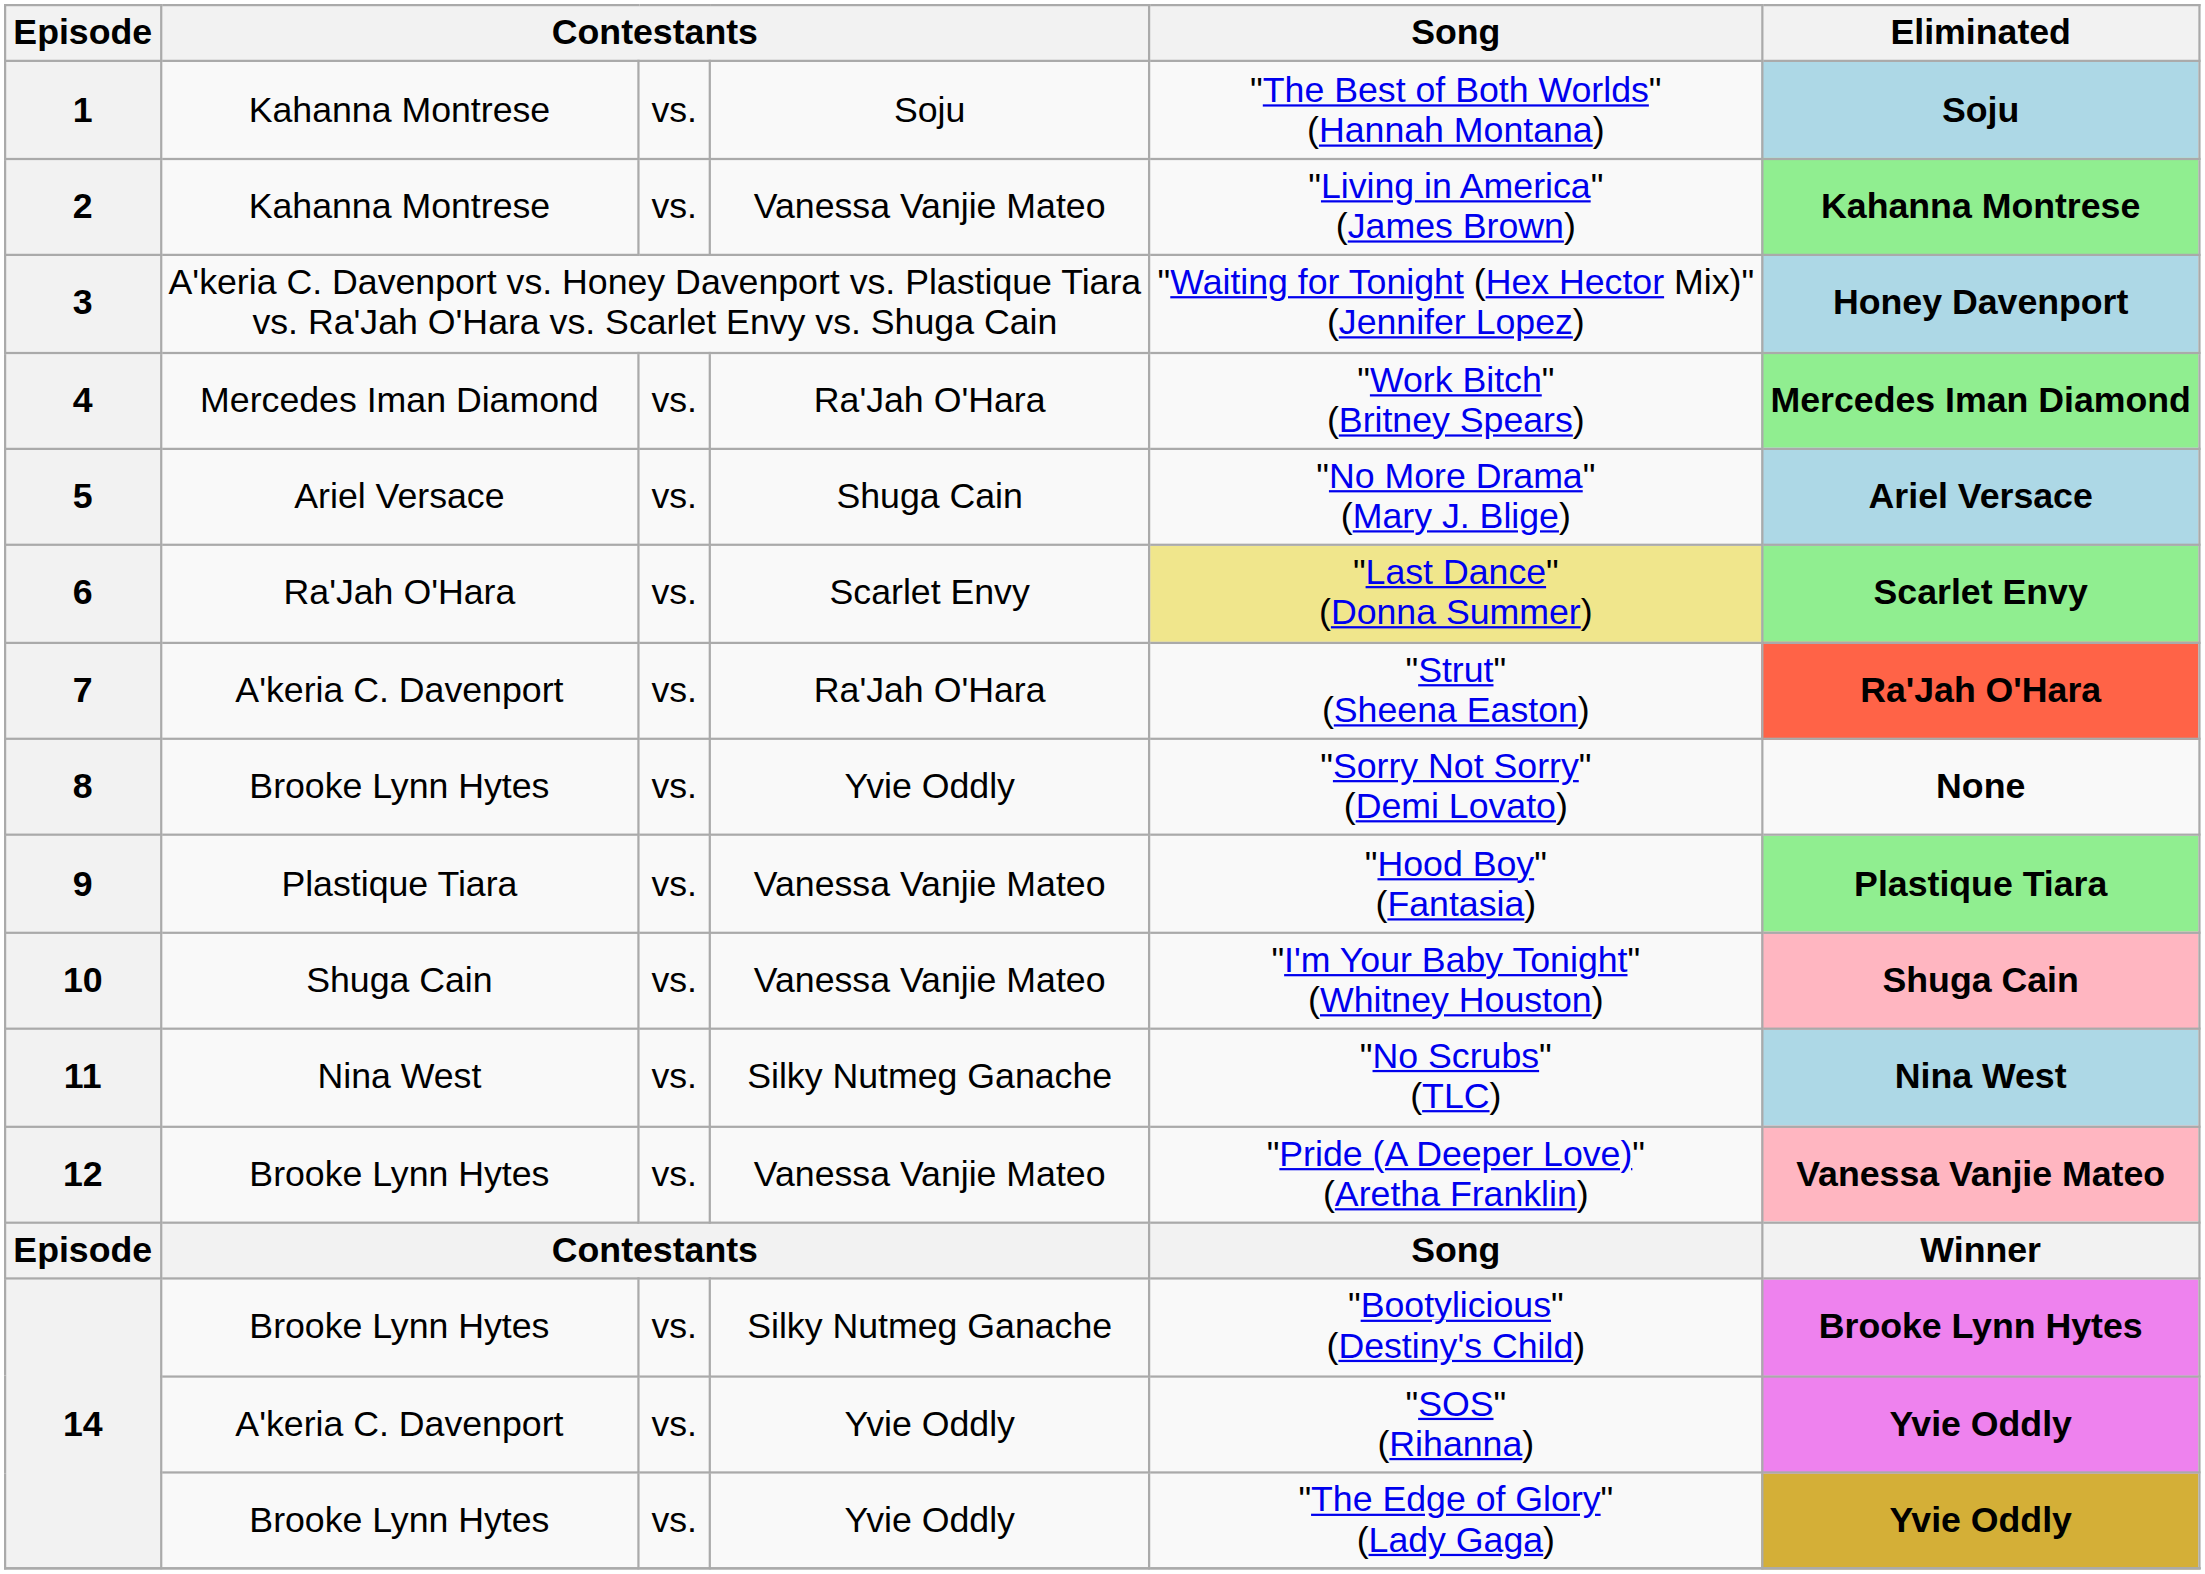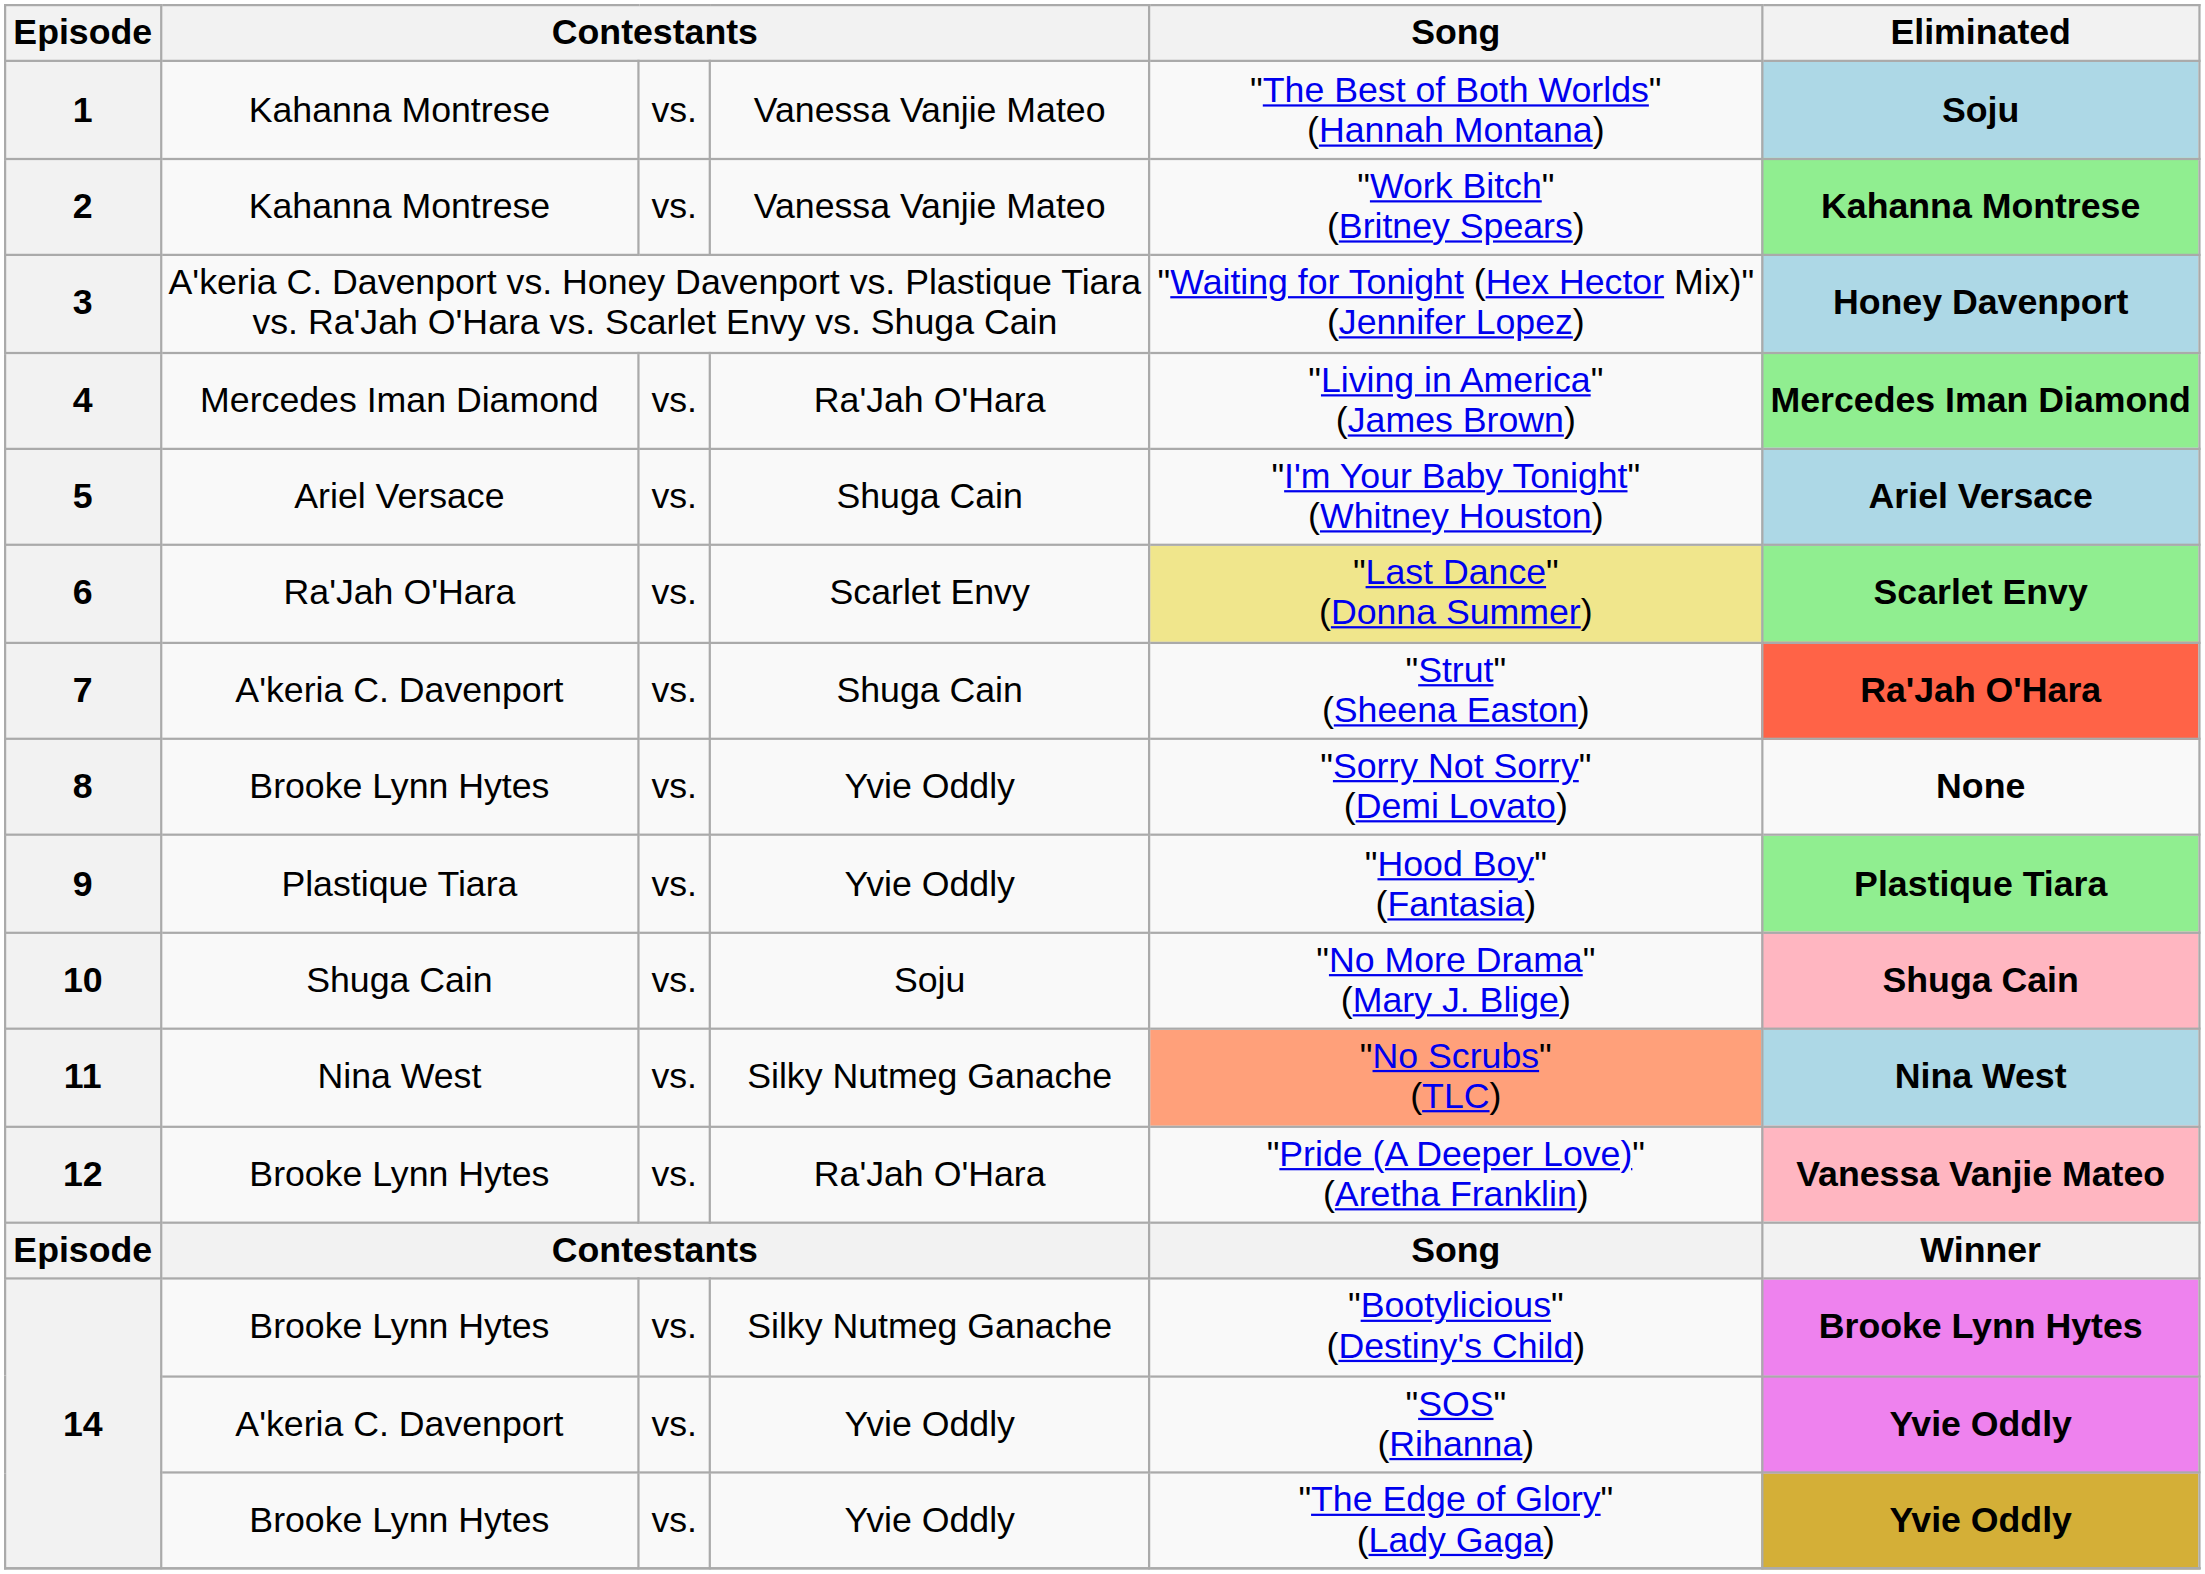(930, 109) Soju -> (930, 109) Vanessa Vanjie Mateo
(1456, 206) "Living in America" (James Brown) -> (1456, 206) "Work Bitch" (Britney Spears)
(1456, 399) "Work Bitch" (Britney Spears) -> (1456, 399) "Living in America" (James Brown)
(1456, 496) "No More Drama" (Mary J. Blige) -> (1456, 496) "I'm Your Baby Tonight" (Whitney Houston)
(930, 689) Ra'Jah O'Hara -> (930, 689) Shuga Cain
(930, 883) Vanessa Vanjie Mateo -> (930, 883) Yvie Oddly
(930, 979) Vanessa Vanjie Mateo -> (930, 979) Soju
(1456, 979) "I'm Your Baby Tonight" (Whitney Houston) -> (1456, 979) "No More Drama" (Mary J. Blige)
(1456, 1076) no background -> (1456, 1076) lightsalmon background
(930, 1173) Vanessa Vanjie Mateo -> (930, 1173) Ra'Jah O'Hara
